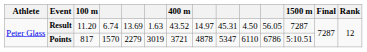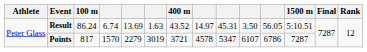(87, 26) 11.20 -> (87, 26) 86.24
(250, 26) 4.50 -> (250, 26) 3.50
(299, 26) 7287 -> (300, 26) 5:10.51
(204, 40) 4878 -> (204, 40) 4578
(250, 40) 6110 -> (250, 40) 6107
(299, 40) 5:10.51 -> (300, 40) 7287
